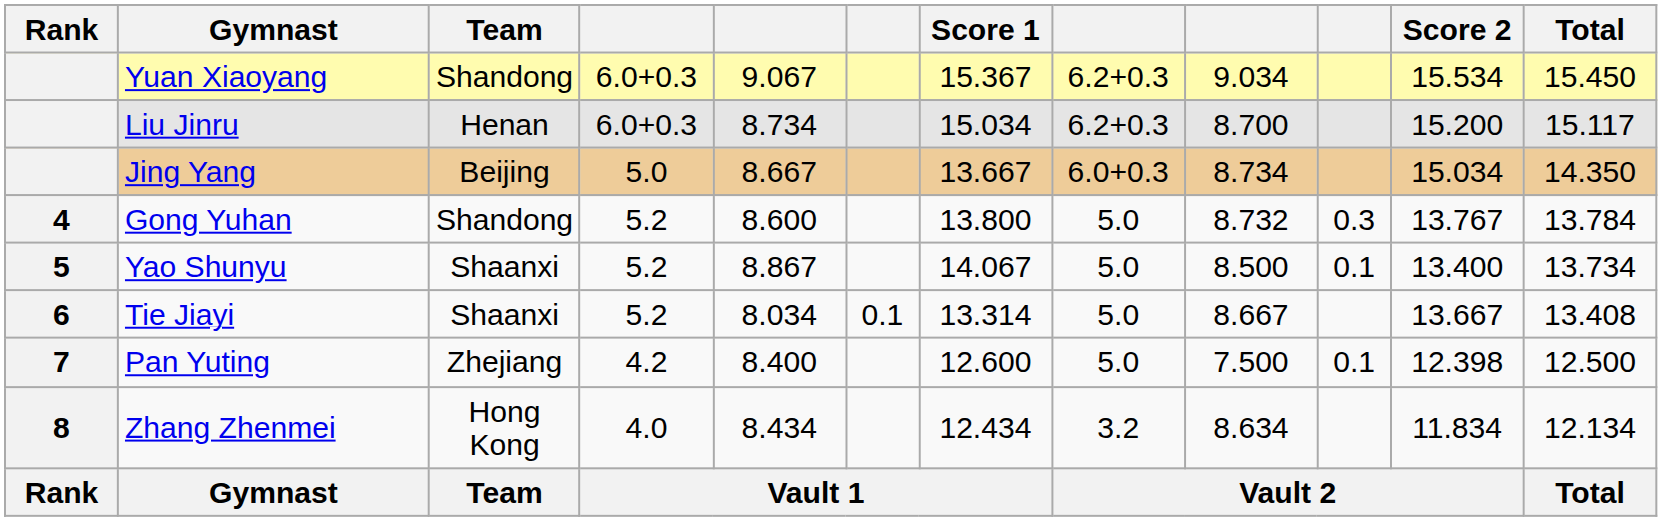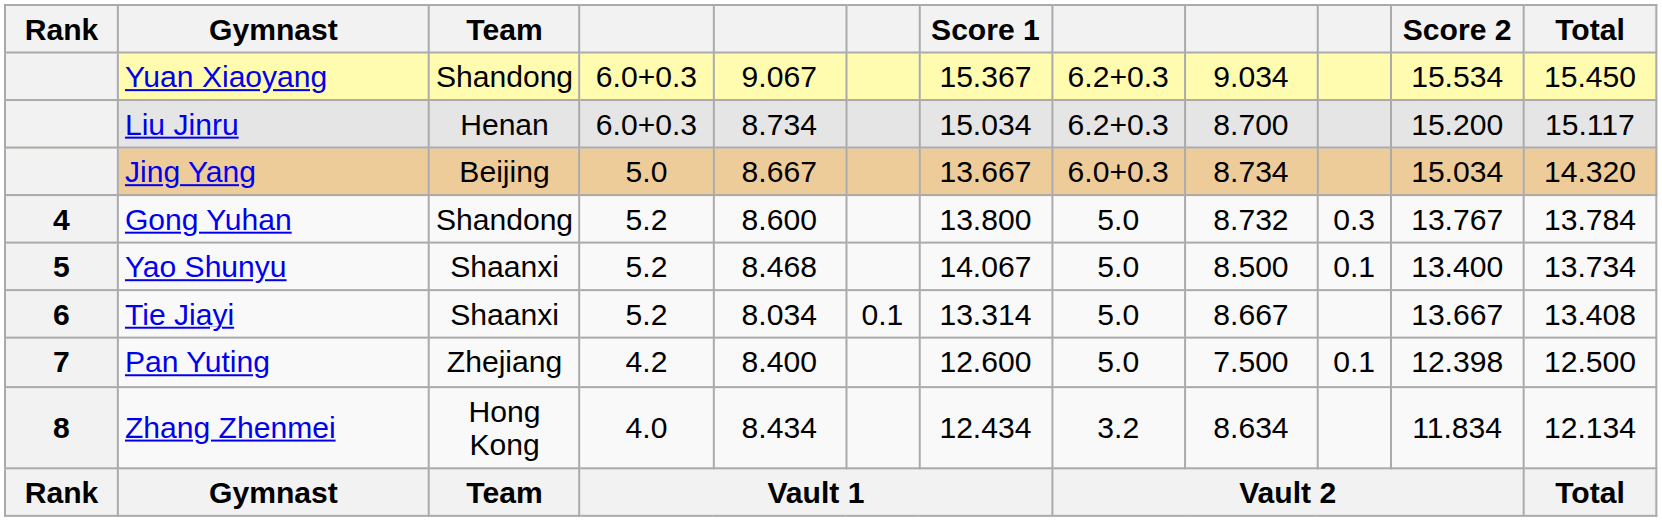(1590, 172) 14.350 -> (1590, 172) 14.320
(779, 267) 8.867 -> (779, 267) 8.468
